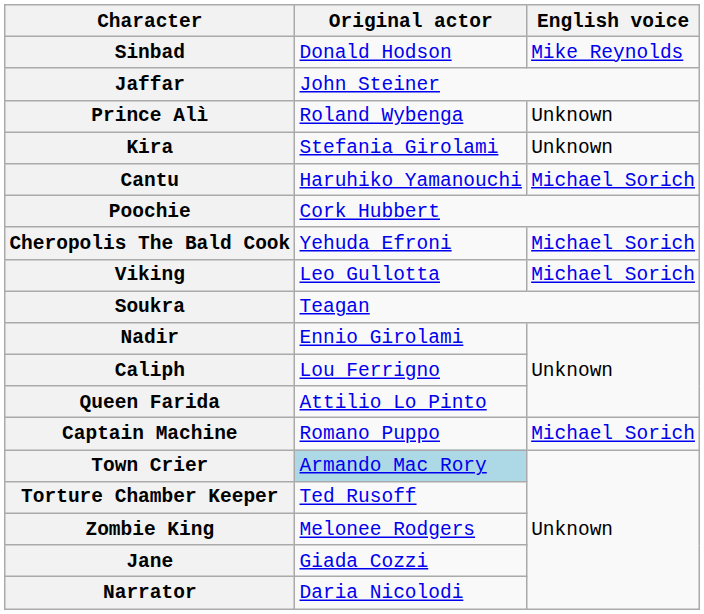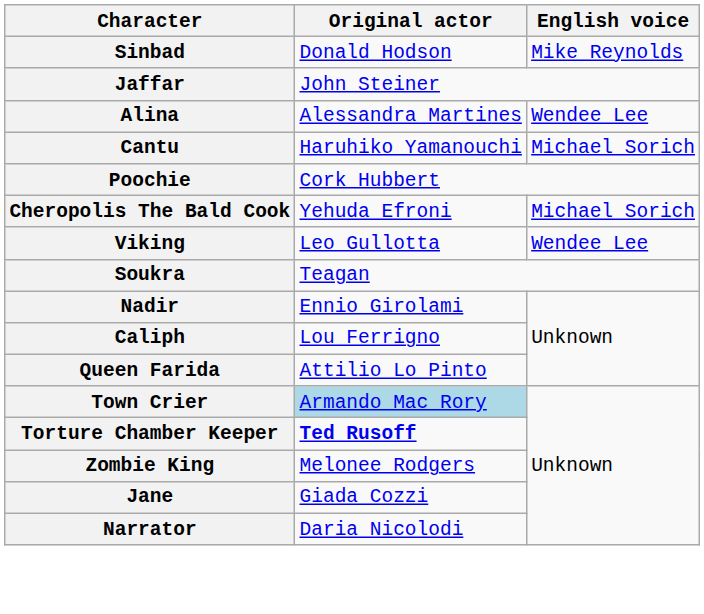- row: (150, 116)
+ row: (150, 116)
- row: (150, 148)
(613, 275) Michael Sorich -> (590, 243) Wendee Lee
- row: (150, 434)
(358, 497) normal -> (358, 434) bold
